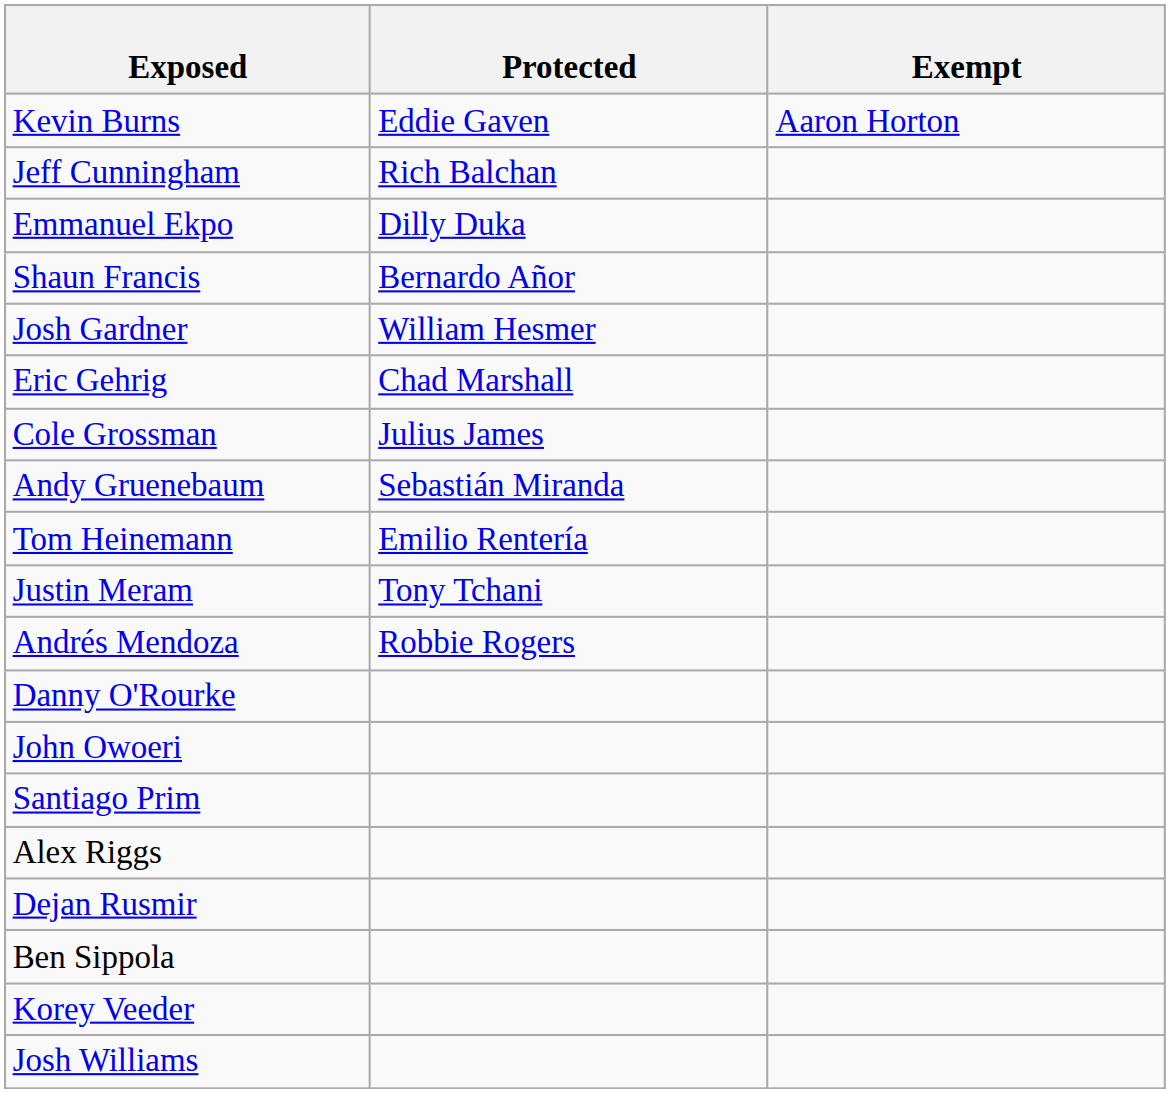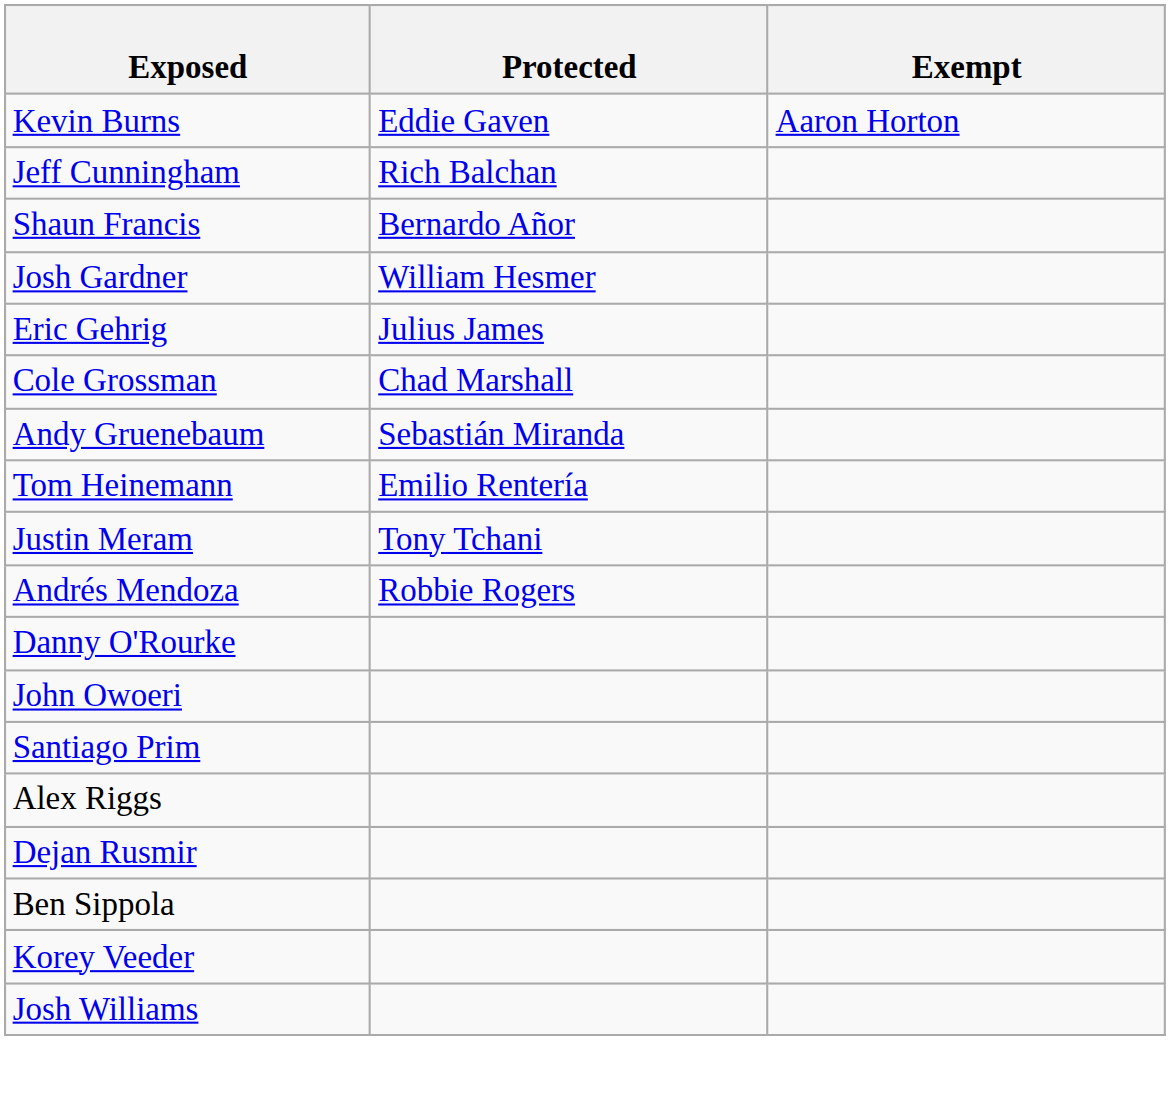- row: (123, 224)
(476, 381) Chad Marshall -> (461, 329) Julius James
(461, 433) Julius James -> (476, 381) Chad Marshall
